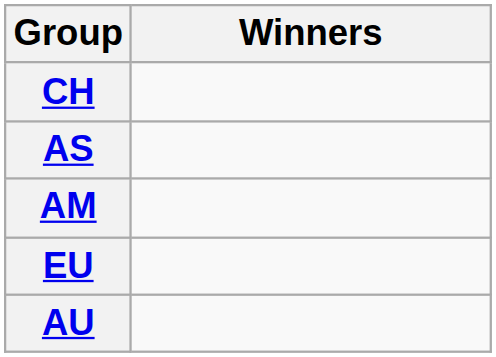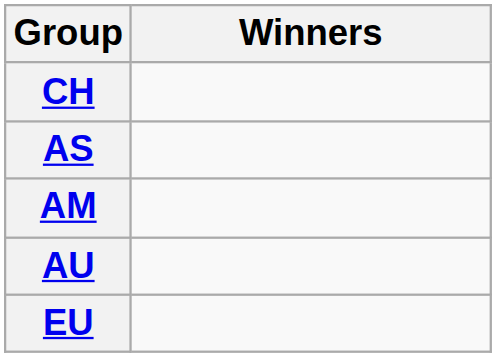rows swapped: (68, 322) <-> (68, 264)
